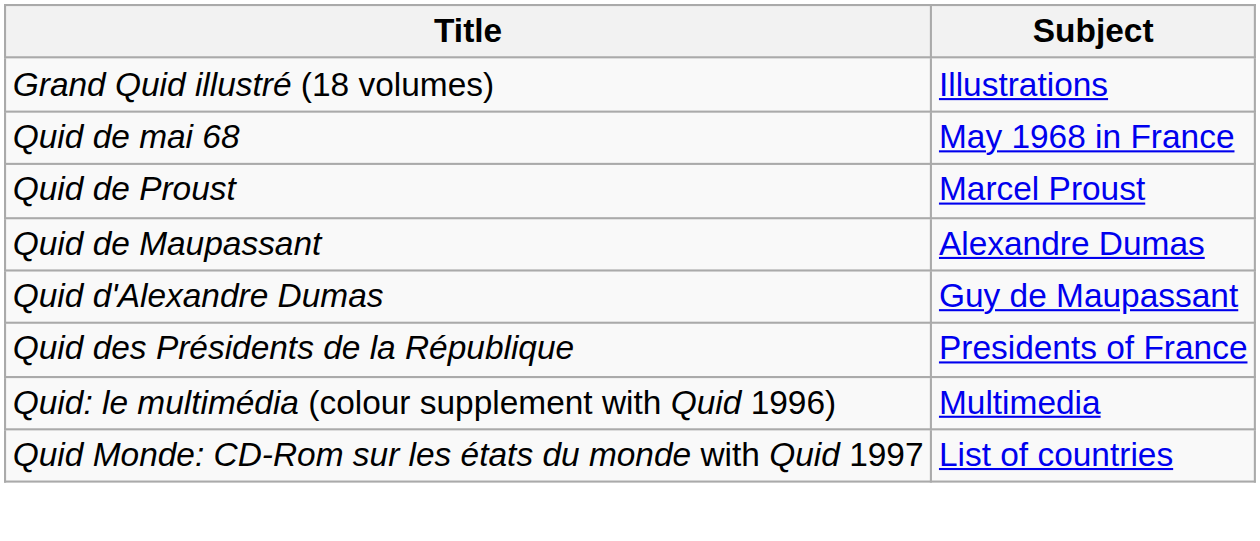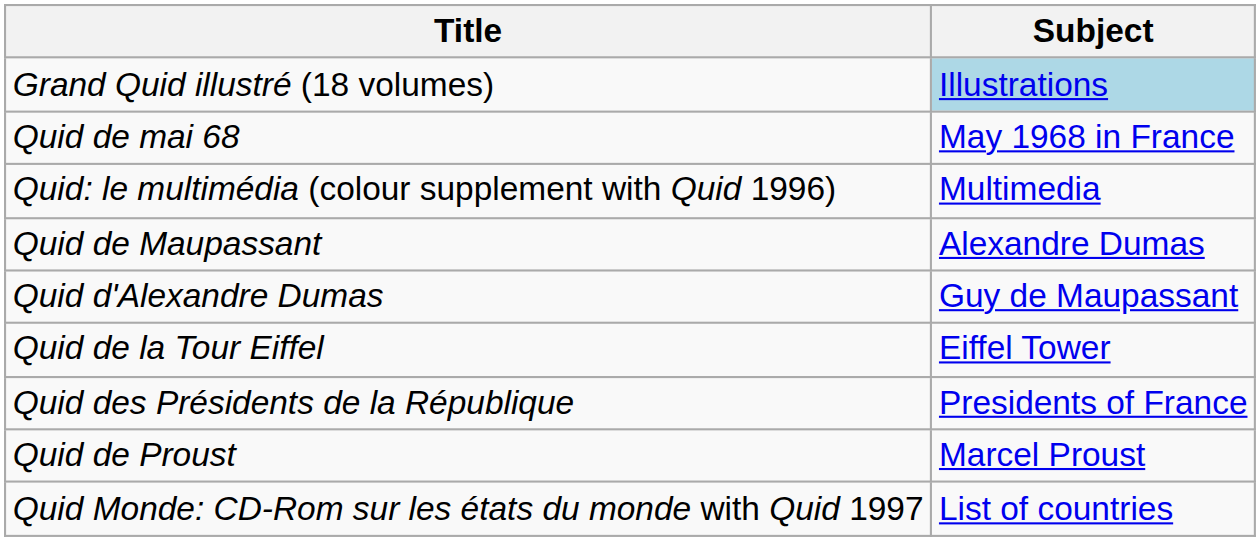(1024, 84) no background -> (1024, 84) lightblue background
rows swapped: (124, 190) <-> (424, 402)
+ row: (168, 349)
